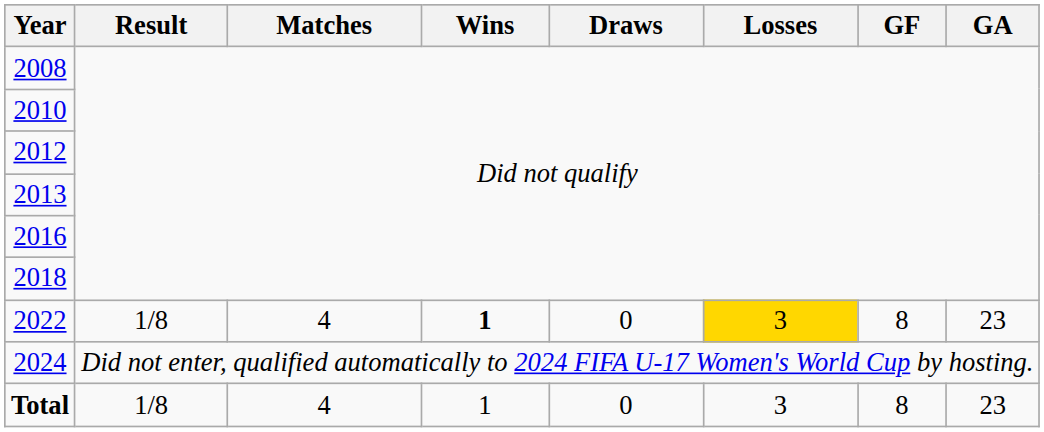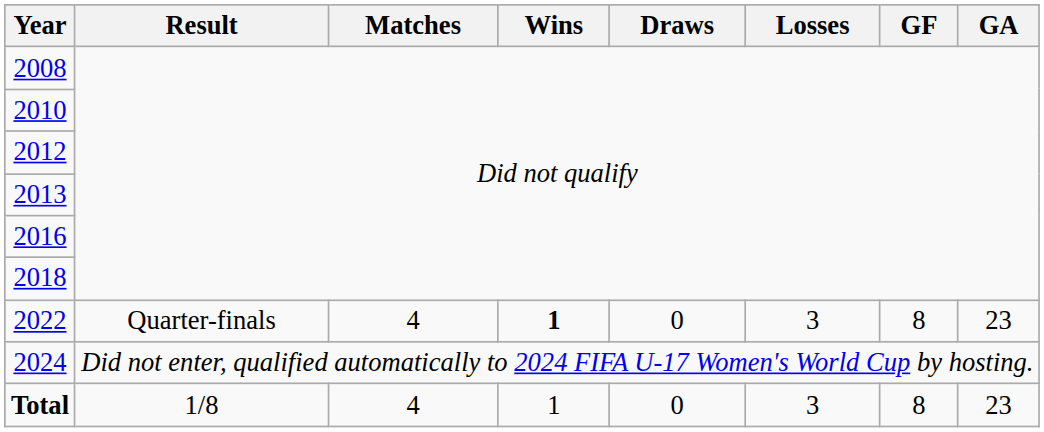(151, 320) 1/8 -> (202, 320) Quarter-finals
(780, 320) gold background -> (813, 320) no background
